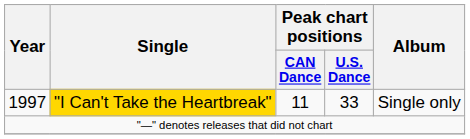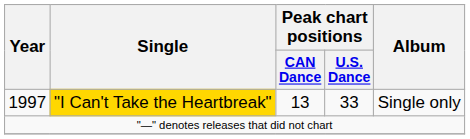(300, 102) 11 -> (300, 102) 13
